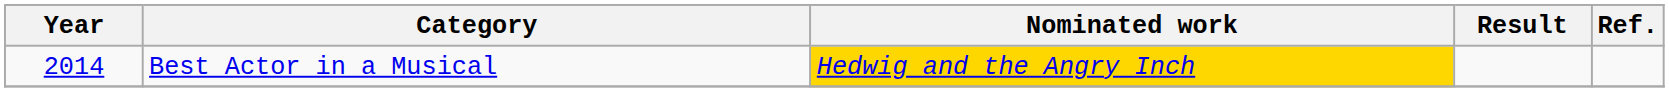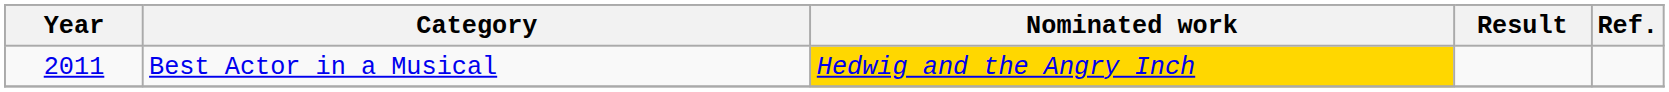(74, 67) 2014 -> (74, 67) 2011
